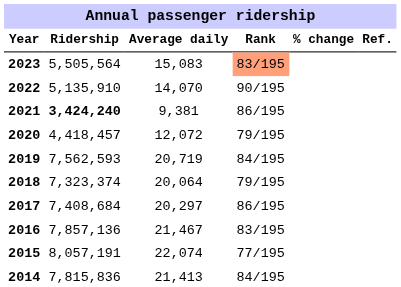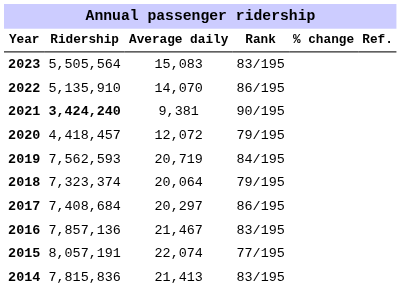(261, 64) lightsalmon background -> (261, 64) no background
(261, 88) 90/195 -> (261, 88) 86/195
(261, 112) 86/195 -> (261, 112) 90/195
(261, 277) 84/195 -> (261, 277) 83/195
